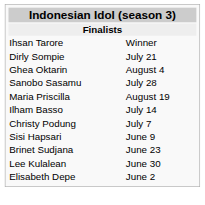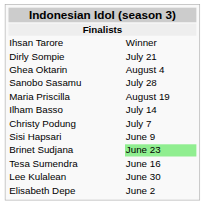(143, 150) no background -> (143, 150) lightgreen background
+ row: (43, 164)
